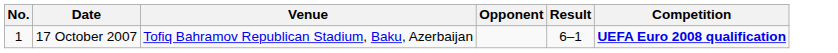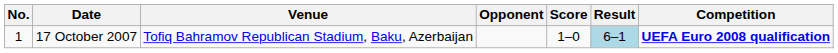+ column: (569, 15)
(570, 36) no background -> (615, 36) lightblue background
